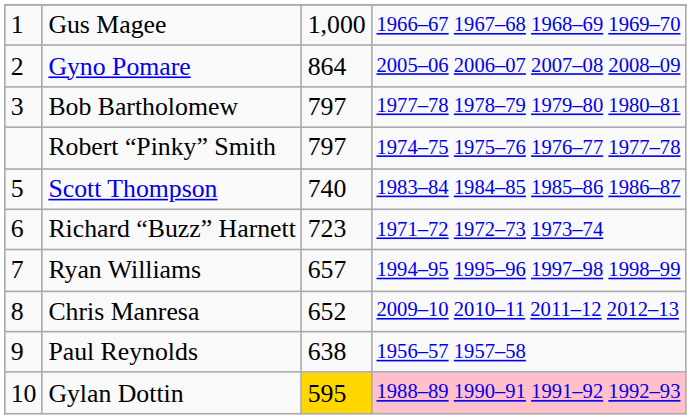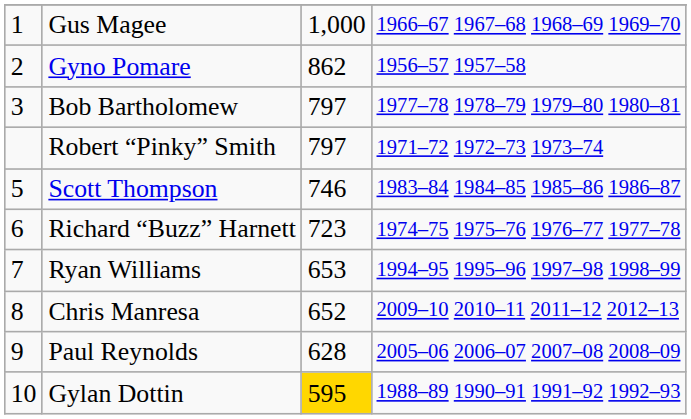(327, 65) 864 -> (327, 65) 862
(528, 65) 2005–06 2006–07 2007–08 2008–09 -> (451, 65) 1956–57 1957–58
(528, 147) 1974–75 1975–76 1976–77 1977–78 -> (490, 147) 1971–72 1972–73 1973–74
(327, 188) 740 -> (327, 188) 746
(490, 229) 1971–72 1972–73 1973–74 -> (528, 229) 1974–75 1975–76 1976–77 1977–78
(327, 270) 657 -> (327, 270) 653
(327, 351) 638 -> (327, 351) 628
(451, 351) 1956–57 1957–58 -> (528, 351) 2005–06 2006–07 2007–08 2008–09
(528, 392) pink background -> (528, 392) no background
